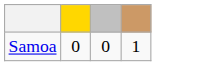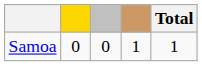+ column: (174, 18)
